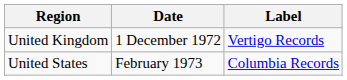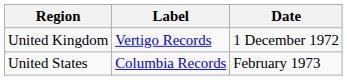columns swapped: (168, 16) <-> (283, 16)
